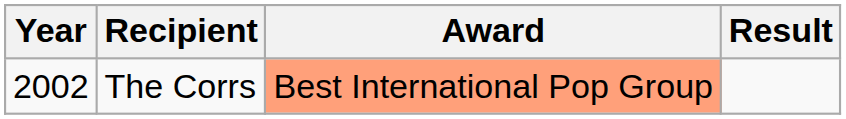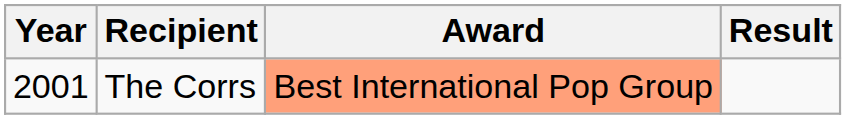(51, 85) 2002 -> (51, 85) 2001
